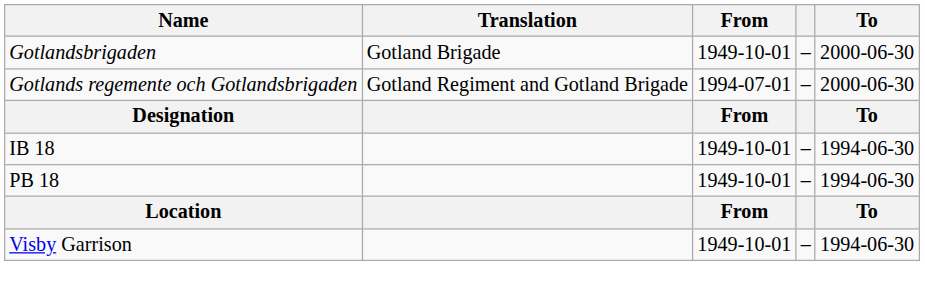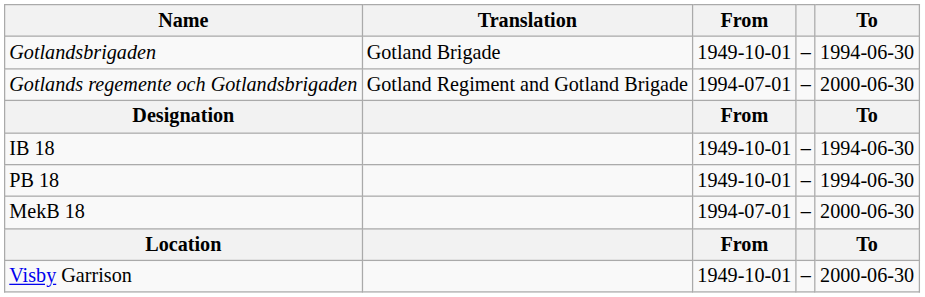(867, 52) 2000-06-30 -> (867, 52) 1994-06-30
+ row: (47, 212)
(867, 244) 1994-06-30 -> (867, 276) 2000-06-30
